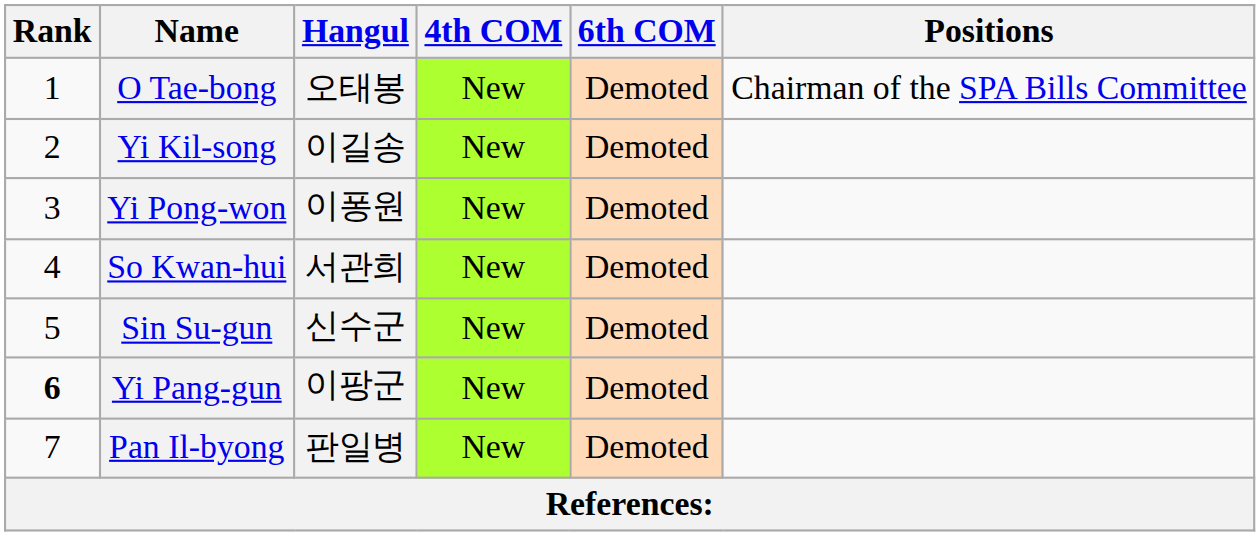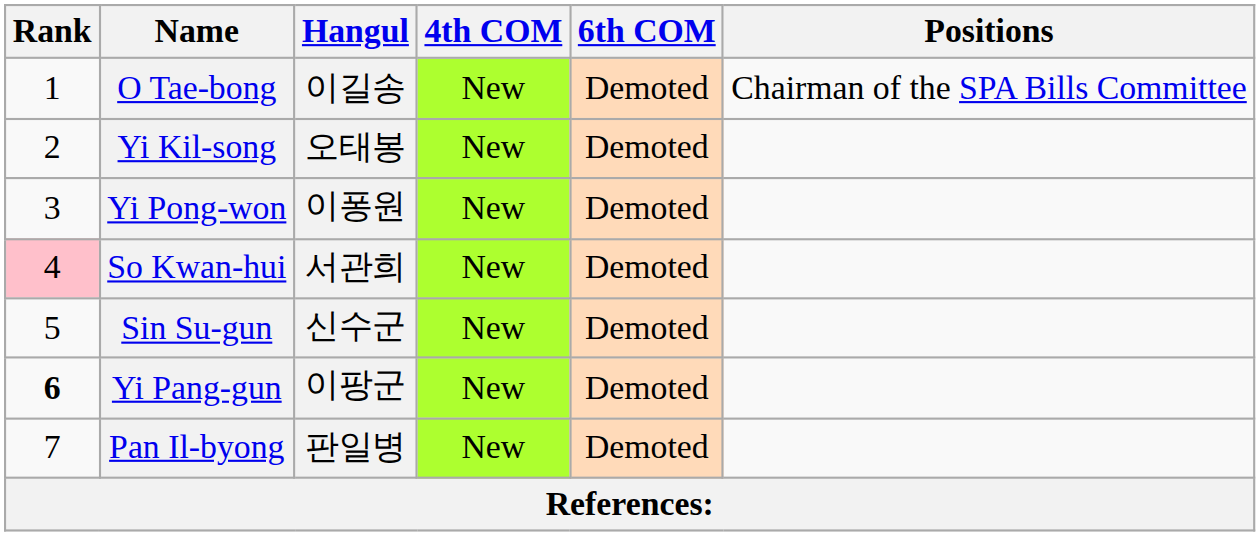(355, 86) 오태봉 -> (355, 86) 이길송
(355, 146) 이길송 -> (355, 146) 오태봉
(52, 267) no background -> (52, 267) pink background
